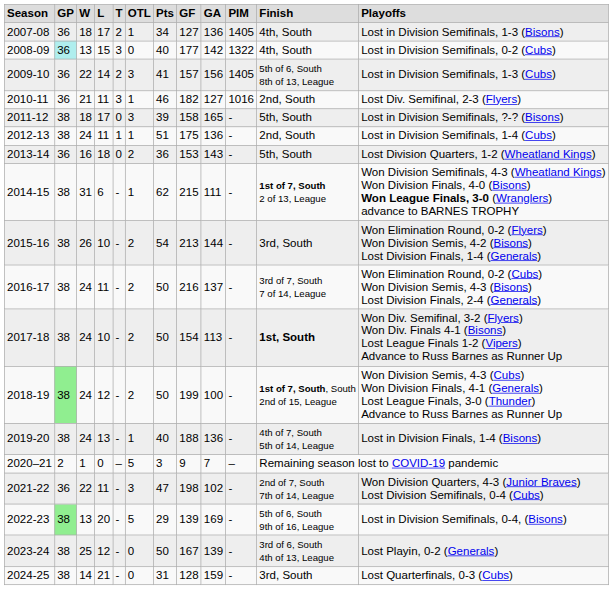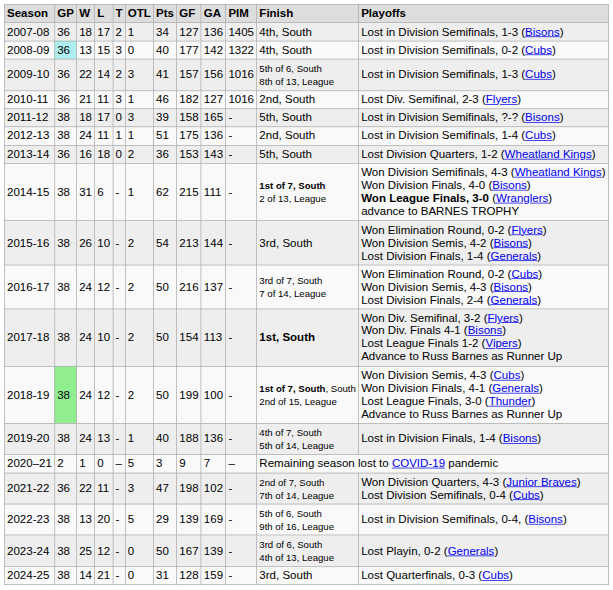(241, 74) 1405 -> (241, 74) 1016
(103, 287) 11 -> (104, 287) 12
(64, 519) lightgreen background -> (64, 519) no background
